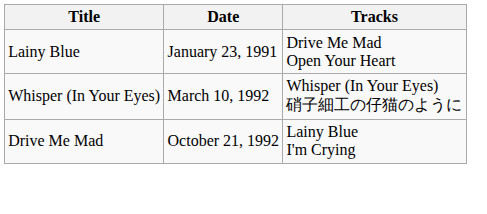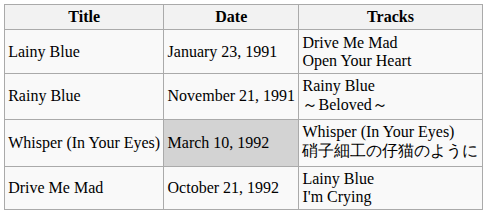+ row: (44, 96)
(218, 96) no background -> (218, 142) lightgrey background
